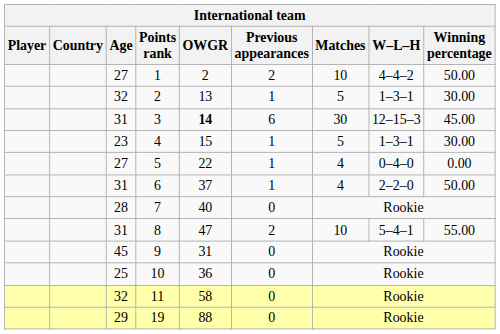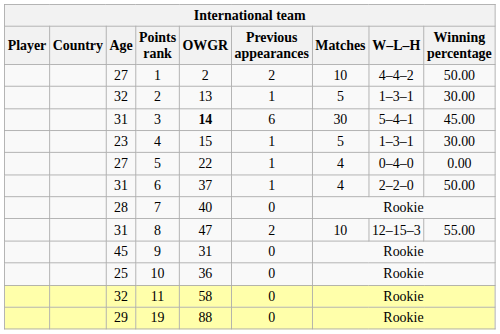(396, 119) 12–15–3 -> (396, 119) 5–4–1
(396, 229) 5–4–1 -> (396, 229) 12–15–3
